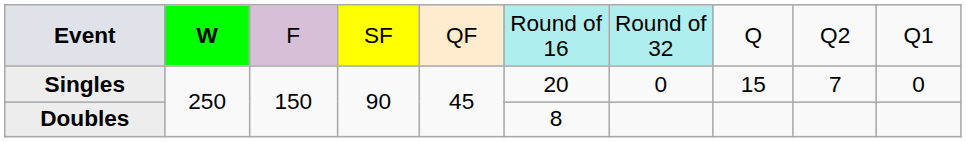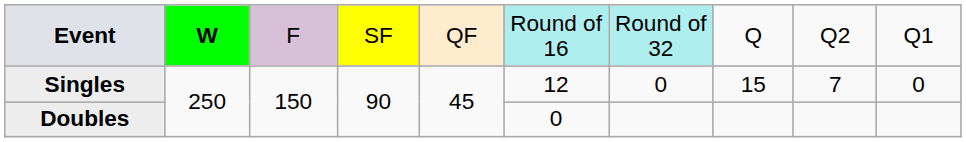(556, 84) 20 -> (556, 84) 12
(556, 120) 8 -> (556, 120) 0
